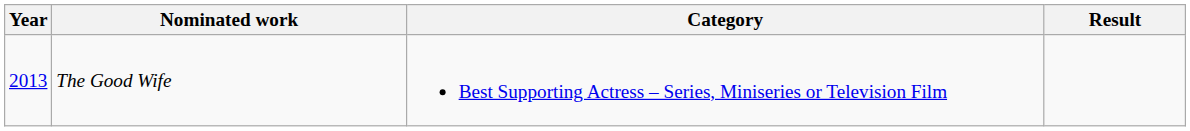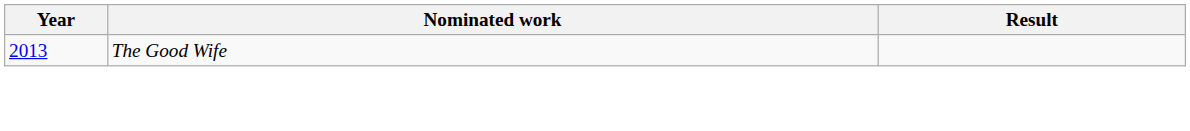- column: (725, 19)
